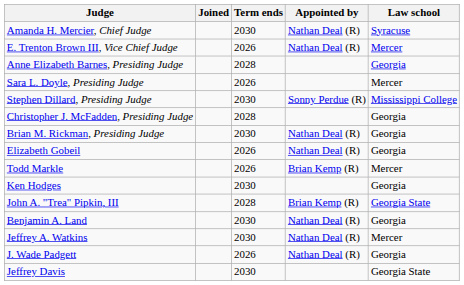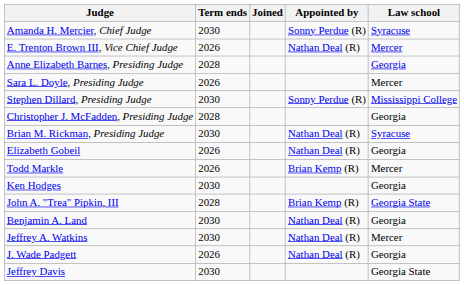columns swapped: (214, 13) <-> (258, 13)
(324, 30) Nathan Deal (R) -> (327, 30) Sonny Perdue (R)
(388, 133) Georgia -> (391, 133) Syracuse
